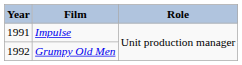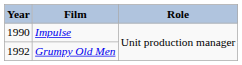(18, 32) 1991 -> (18, 32) 1990
